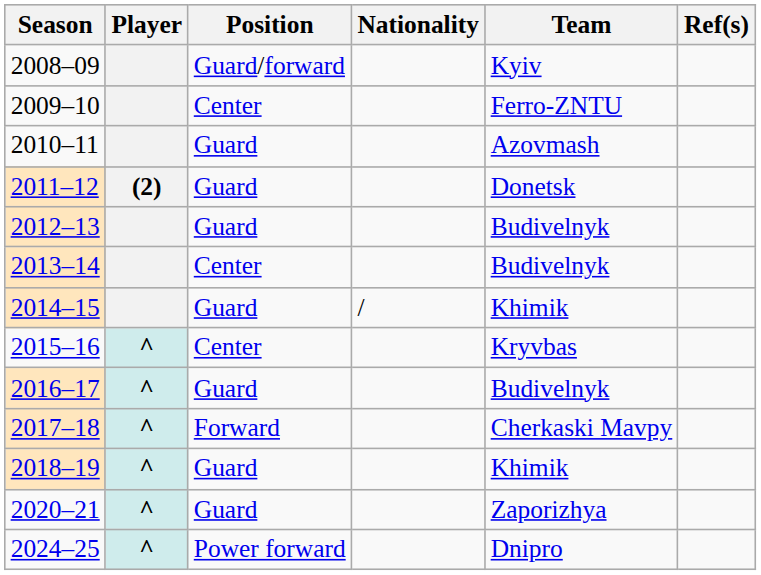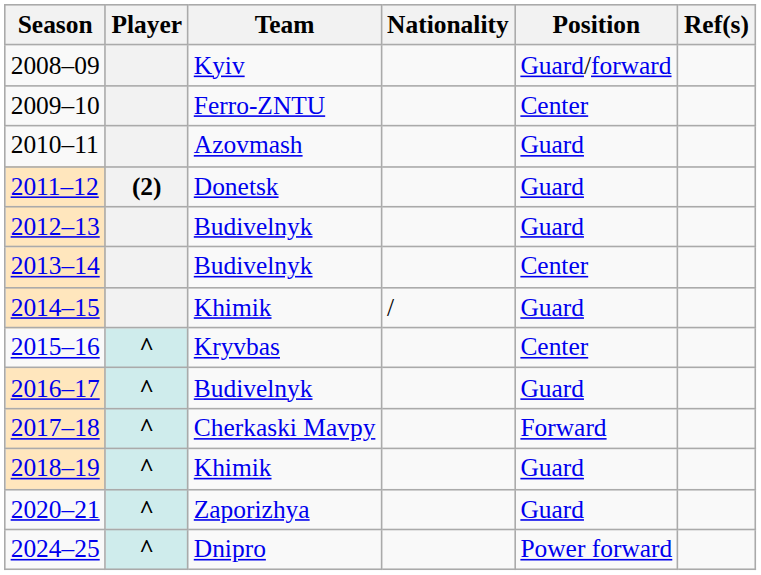columns swapped: (270, 24) <-> (581, 24)
